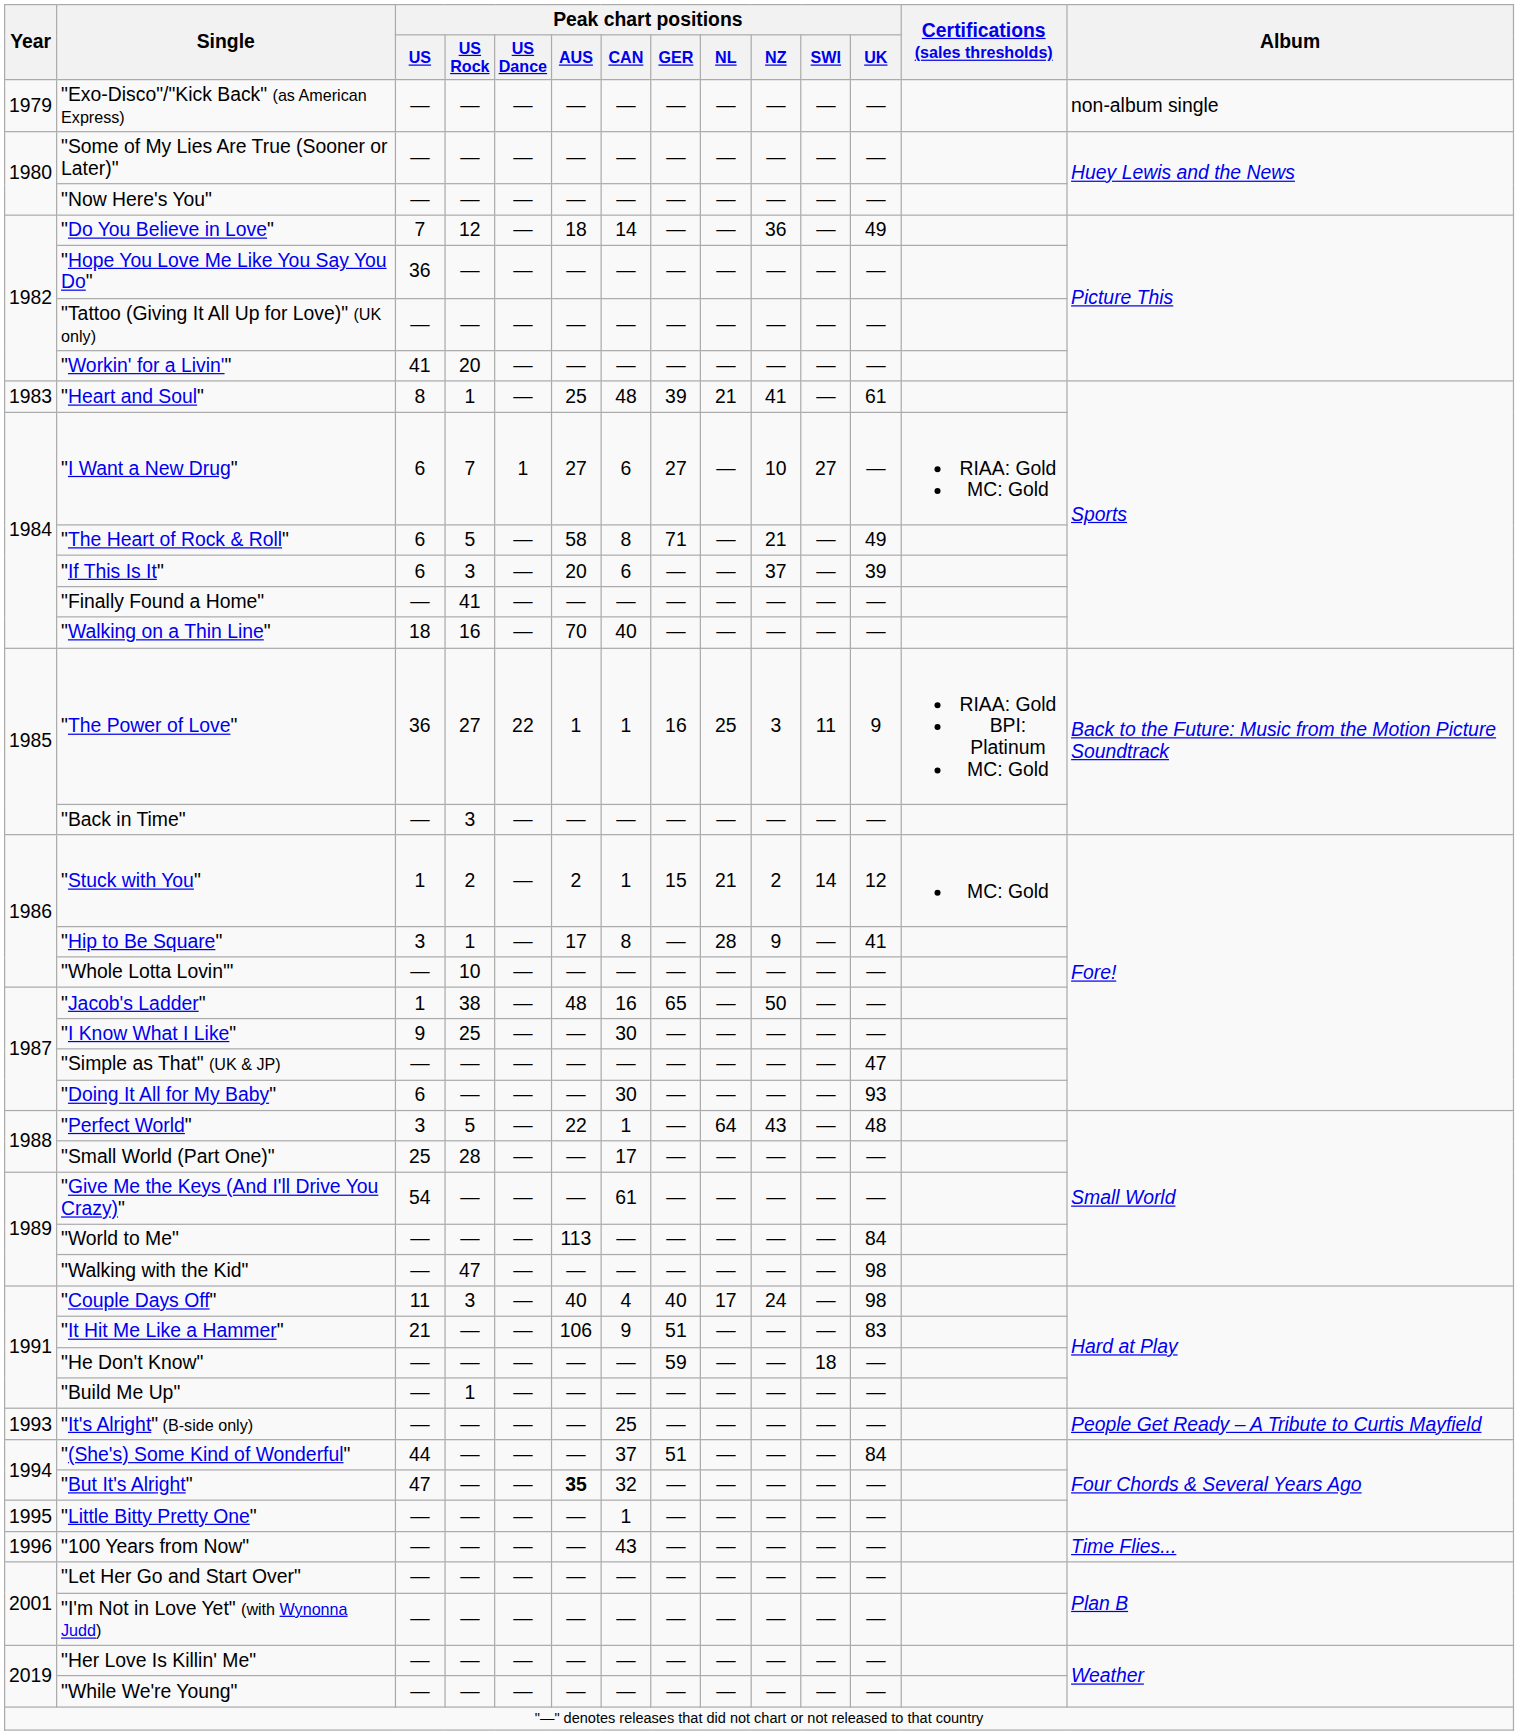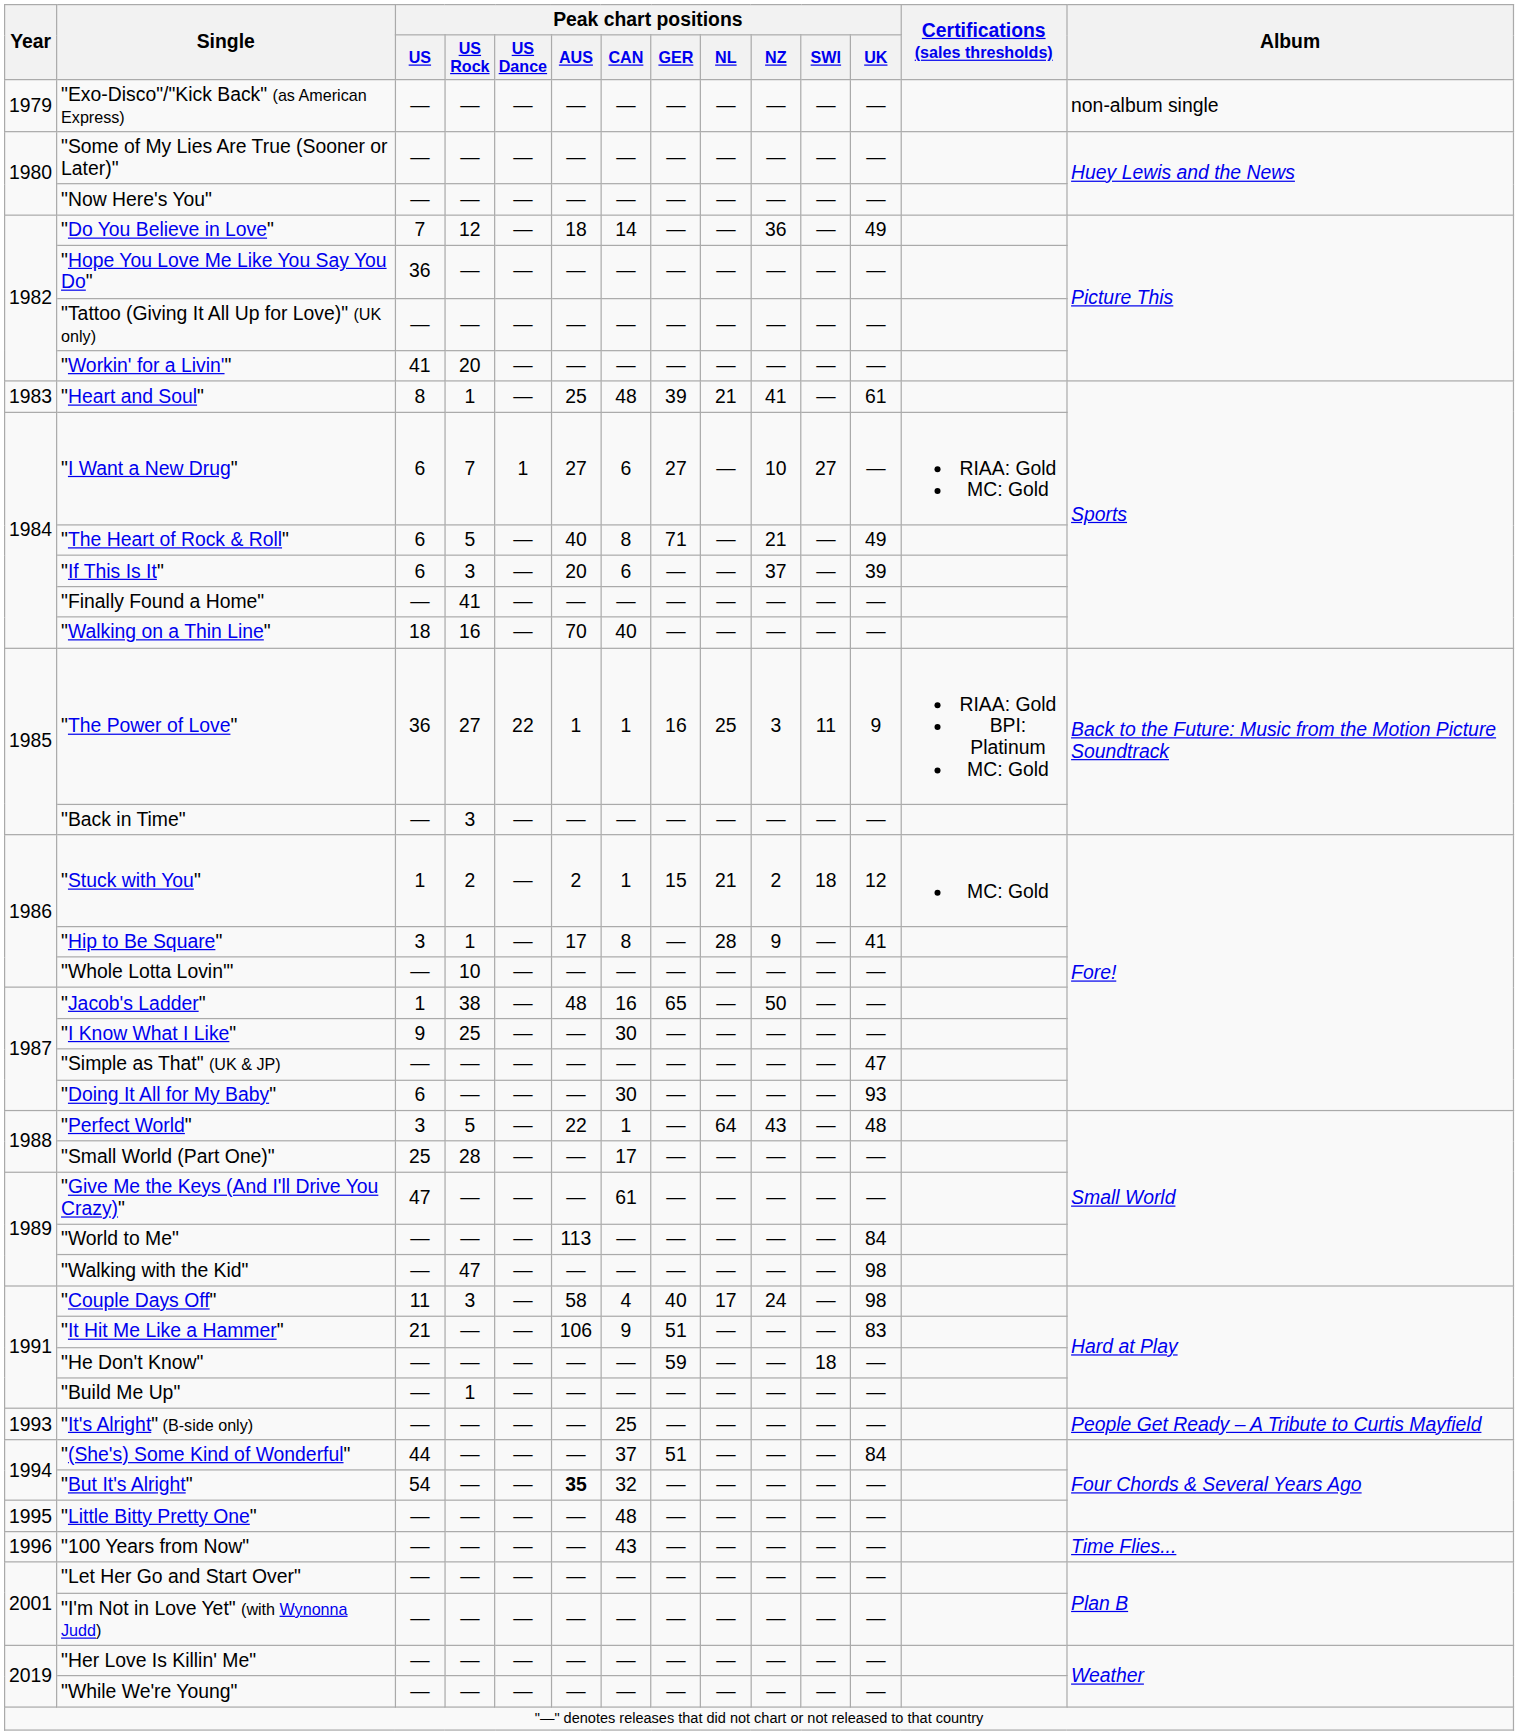(576, 540) 58 -> (576, 540) 40
(826, 880) 14 -> (826, 880) 18
(420, 1198) 54 -> (420, 1198) 47
(576, 1301) 40 -> (576, 1301) 58
(420, 1485) 47 -> (420, 1485) 54
(626, 1515) 1 -> (626, 1515) 48
